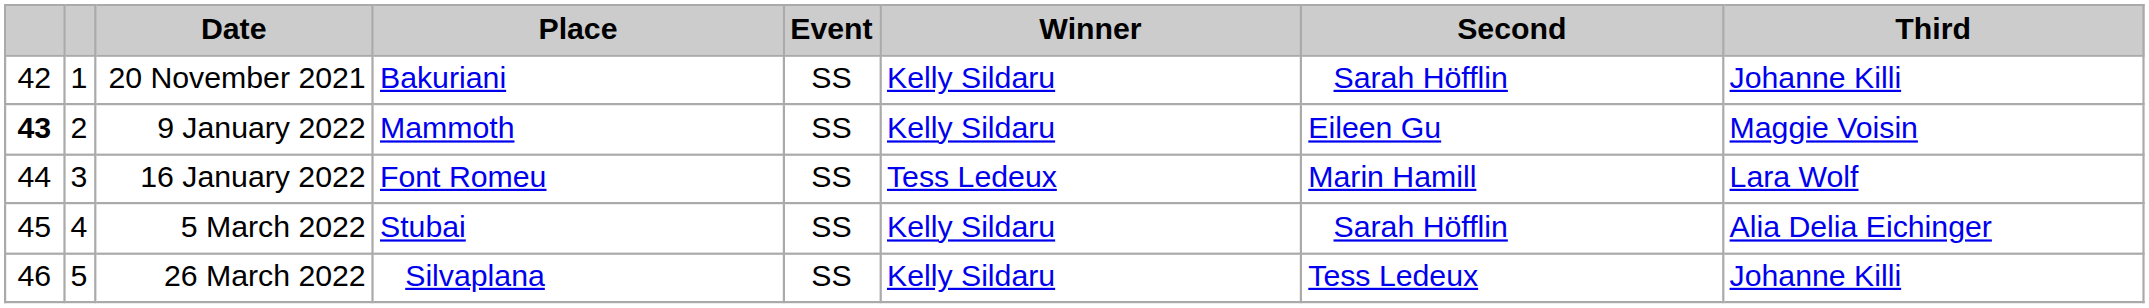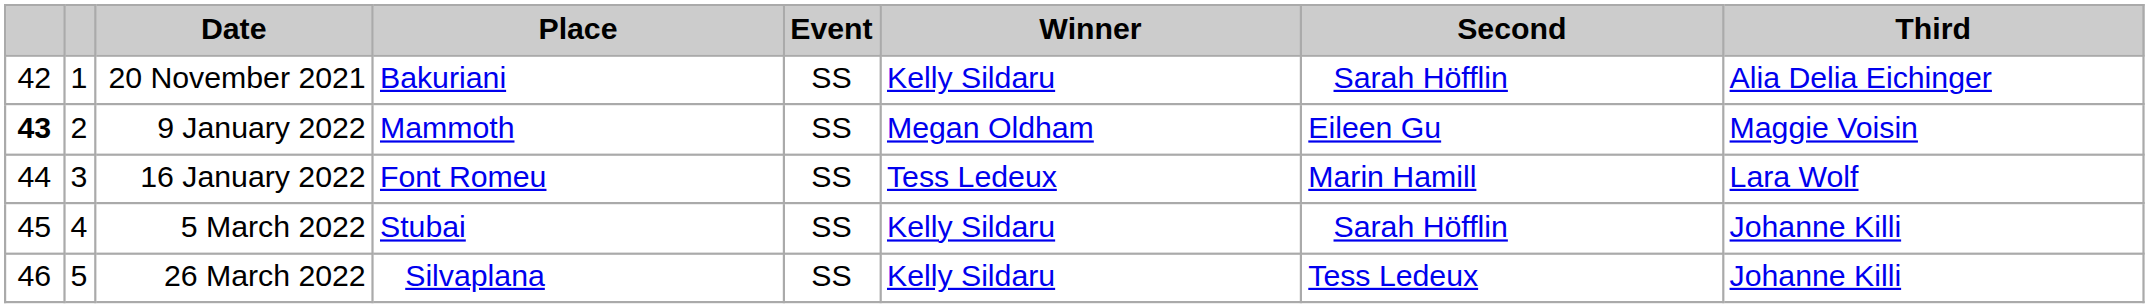(1815, 78) Johanne Killi -> (1861, 78) Alia Delia Eichinger
(971, 128) Kelly Sildaru -> (990, 128) Megan Oldham
(1861, 226) Alia Delia Eichinger -> (1815, 226) Johanne Killi
